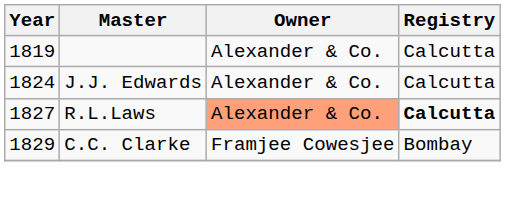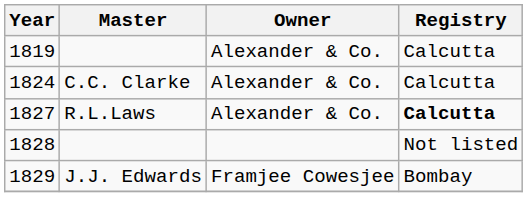(133, 83) J.J. Edwards -> (127, 83) C.C. Clarke
(297, 114) lightsalmon background -> (297, 114) no background
+ row: (32, 145)
(127, 145) C.C. Clarke -> (133, 176) J.J. Edwards
